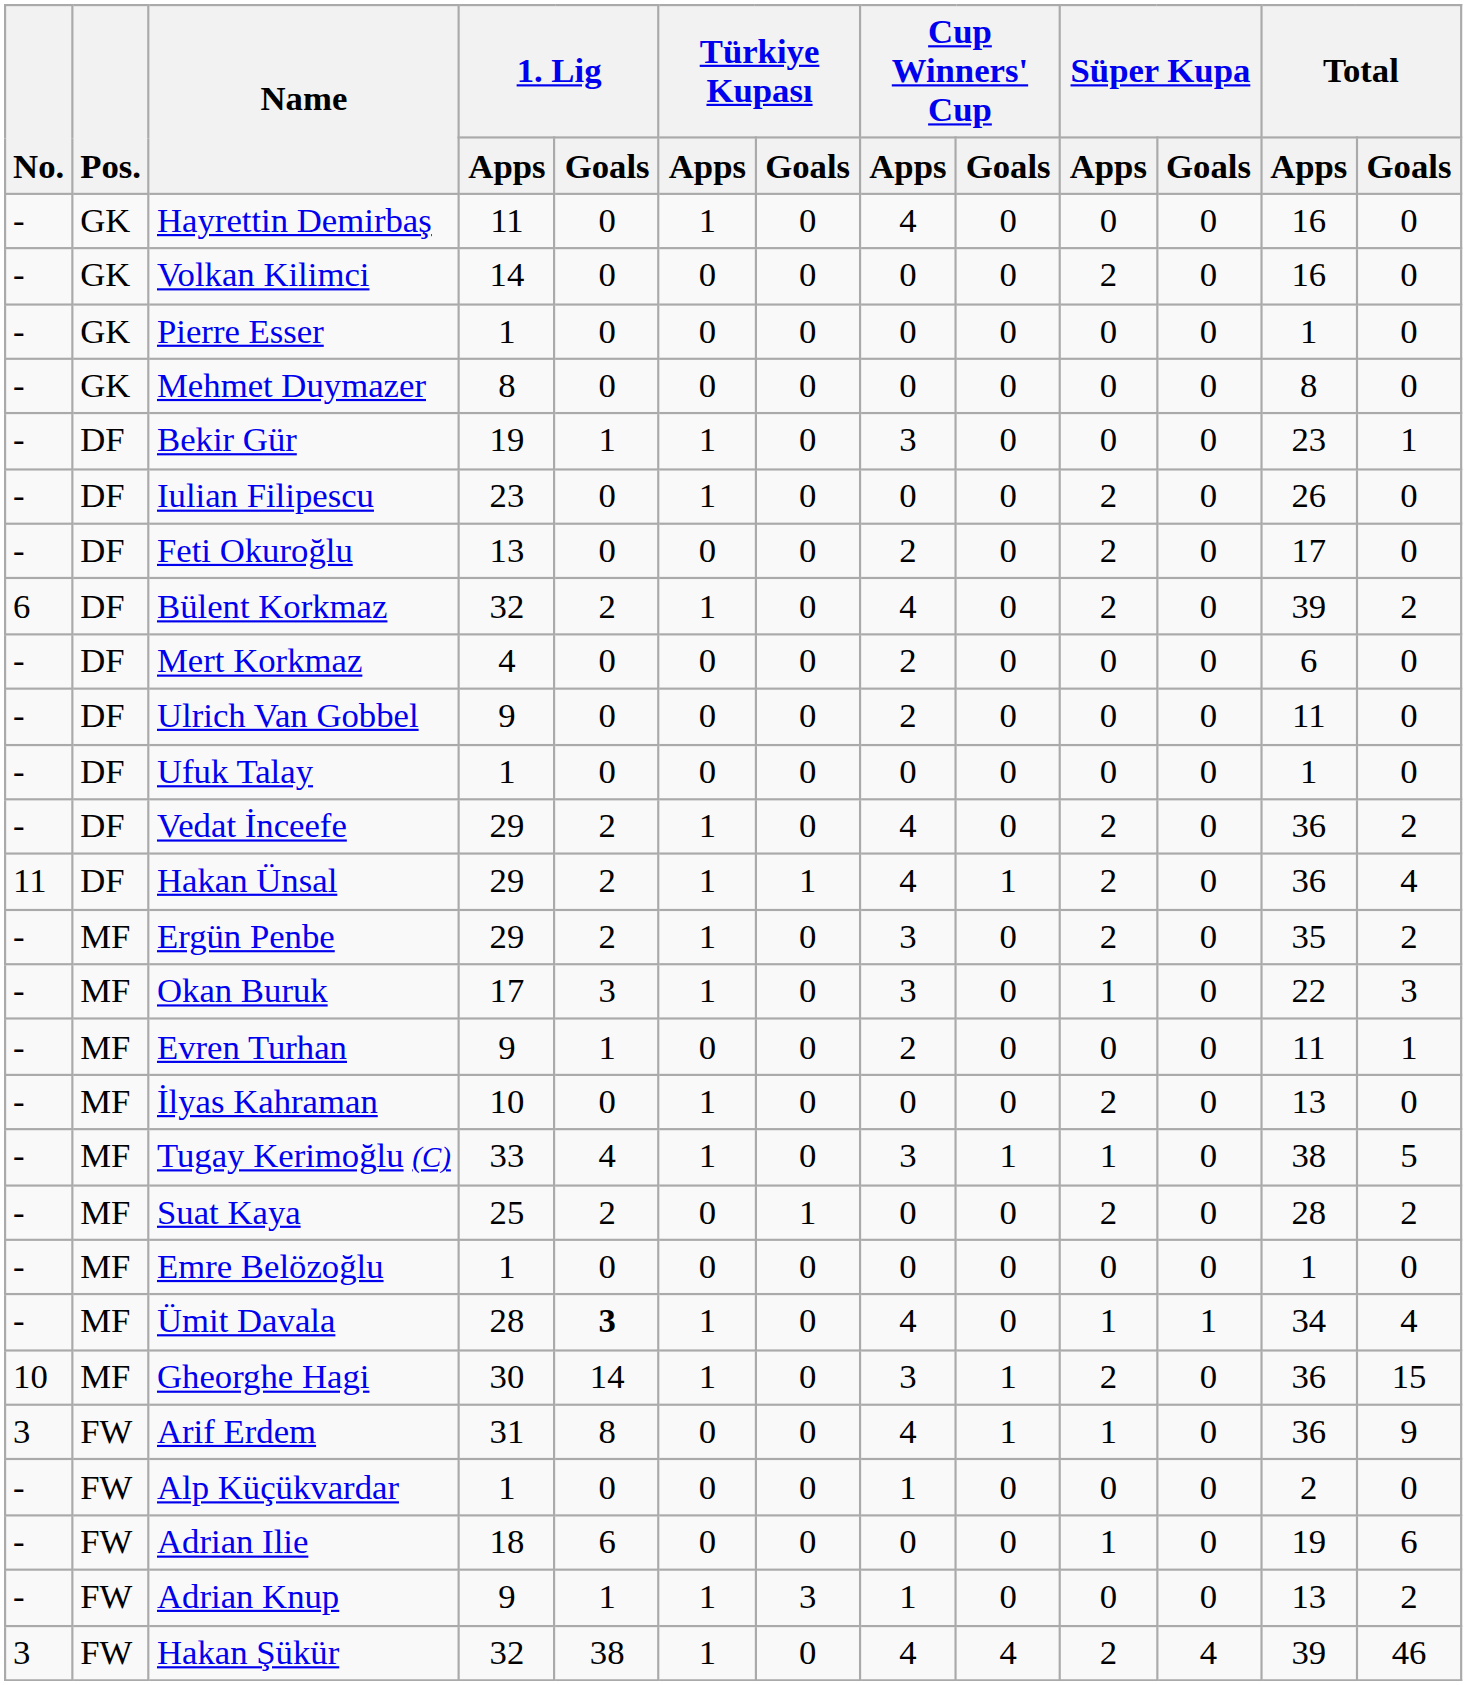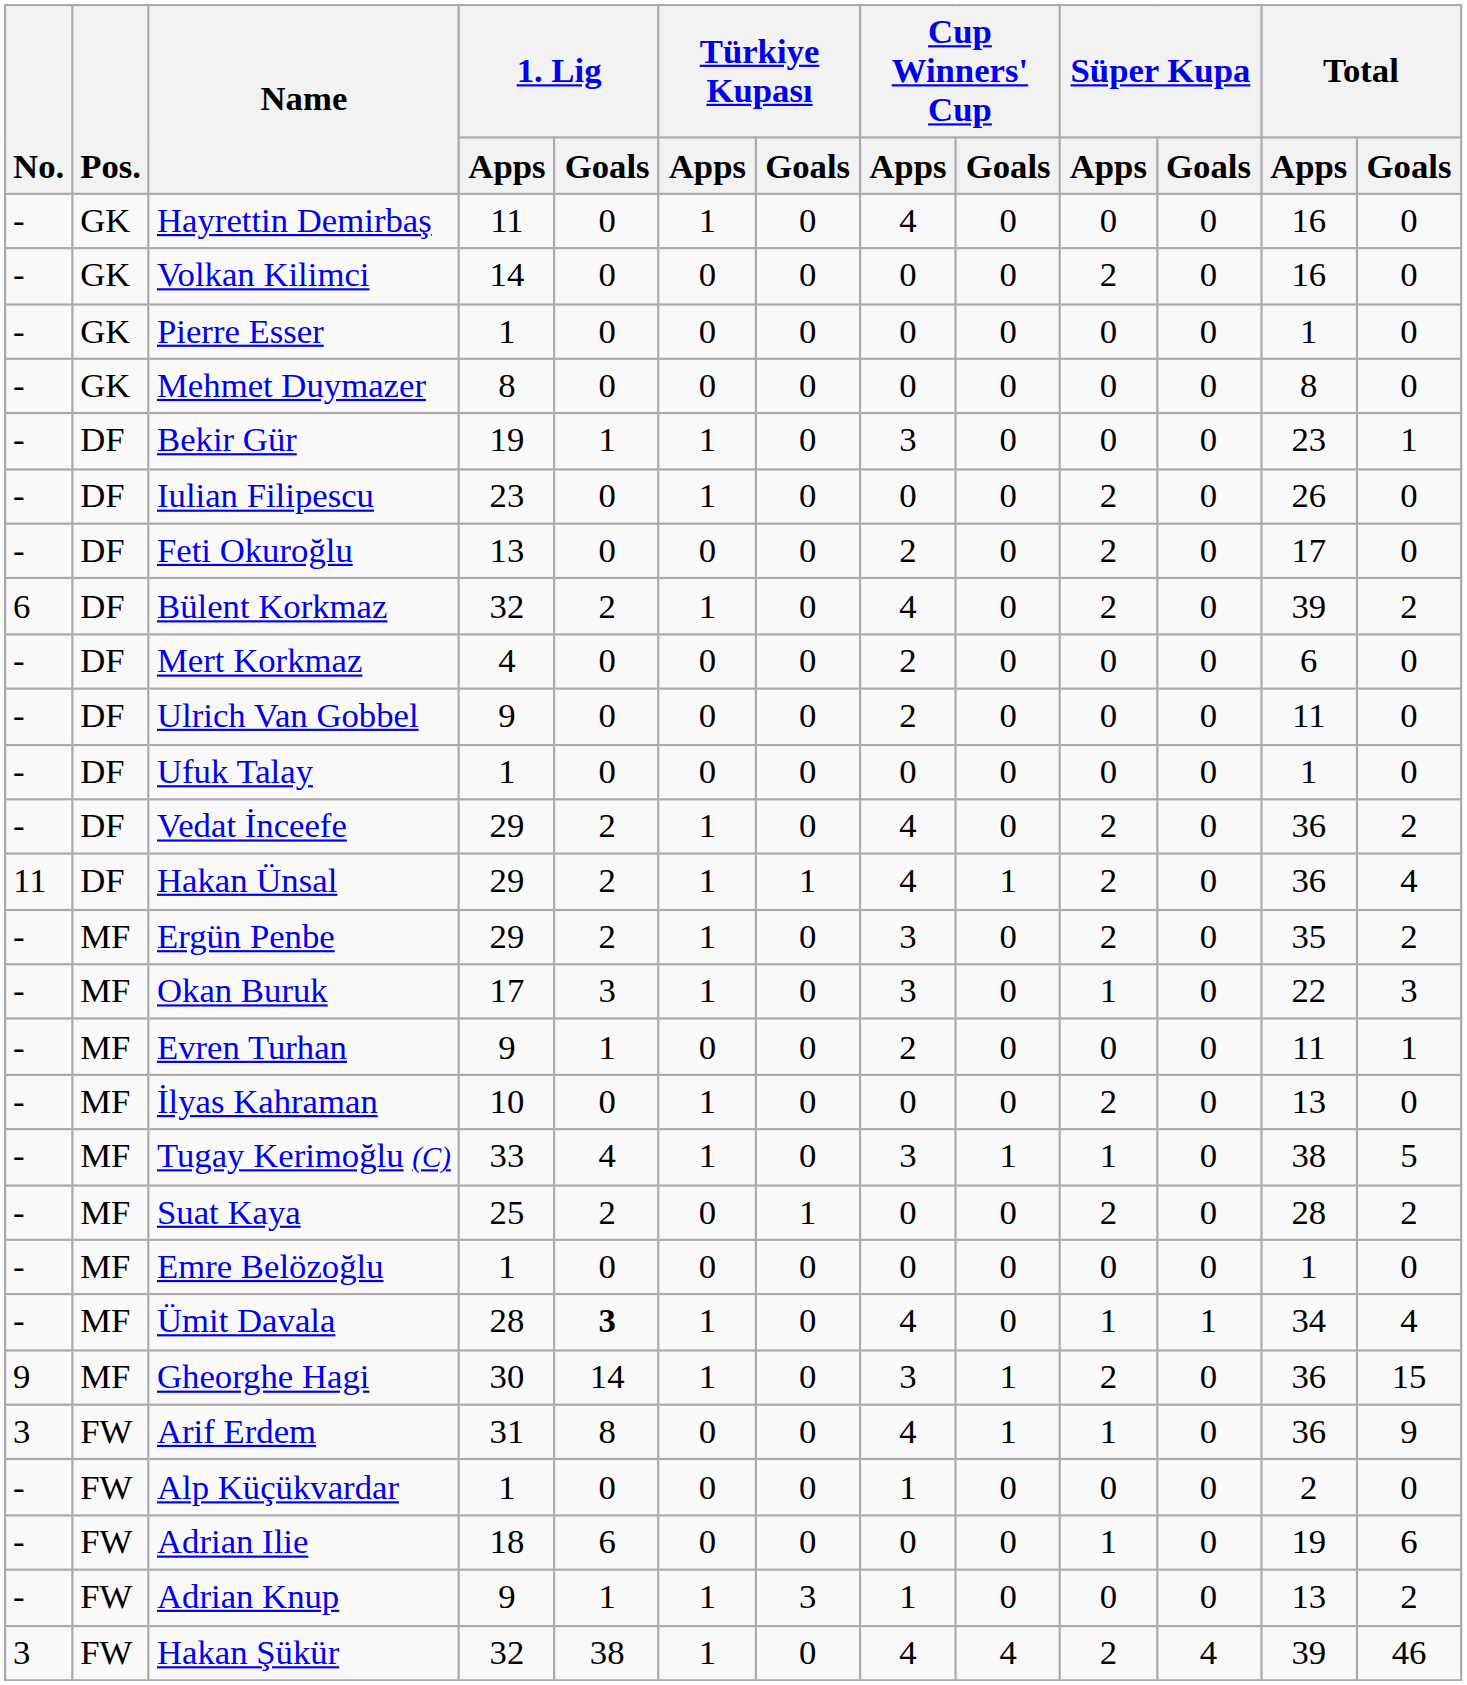(30, 1376) 10 -> (22, 1376) 9
